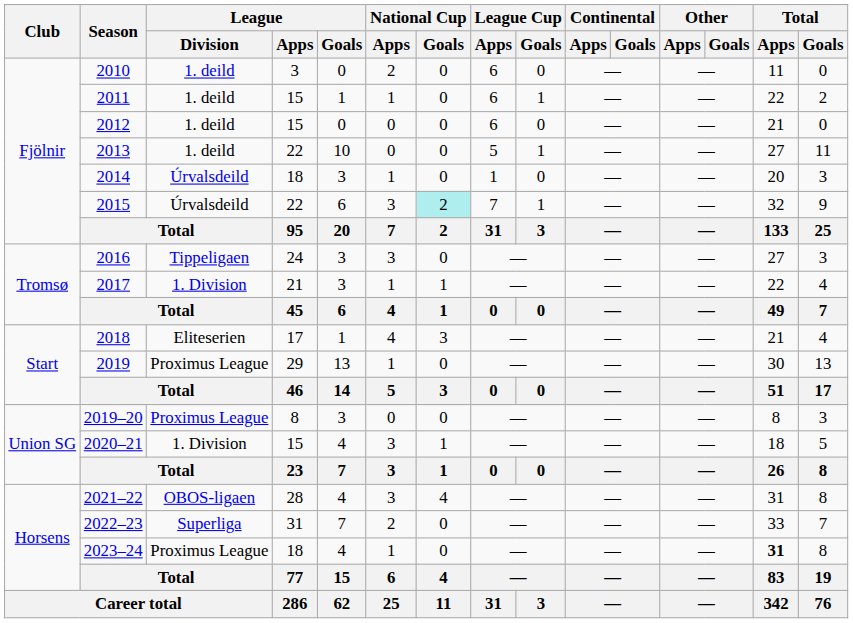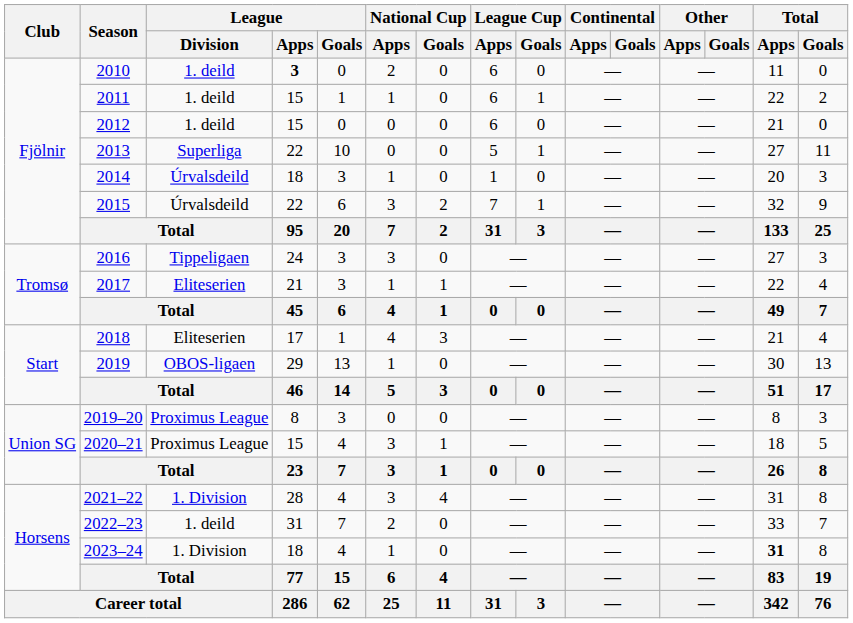(295, 71) normal -> (295, 71) bold
(209, 151) 1. deild -> (209, 151) Superliga
(443, 204) paleturquoise background -> (443, 204) no background
(209, 284) 1. Division -> (209, 284) Eliteserien
(209, 364) Proximus League -> (209, 364) OBOS-ligaen
(209, 444) 1. Division -> (209, 444) Proximus League
(209, 497) OBOS-ligaen -> (209, 497) 1. Division
(209, 524) Superliga -> (209, 524) 1. deild
(209, 550) Proximus League -> (209, 550) 1. Division
